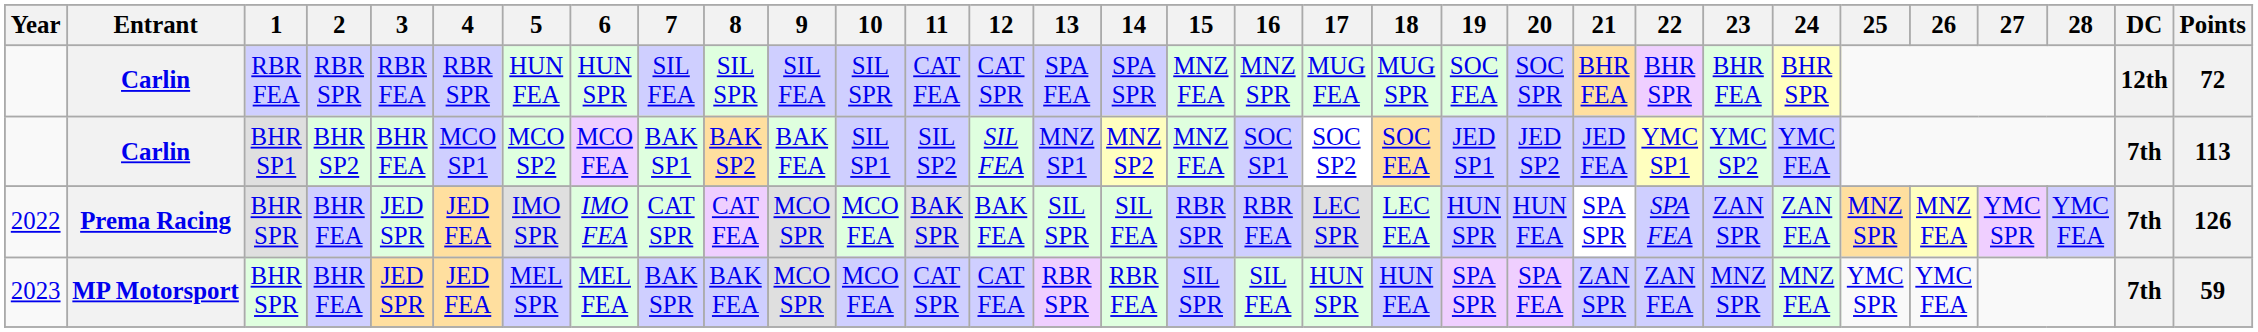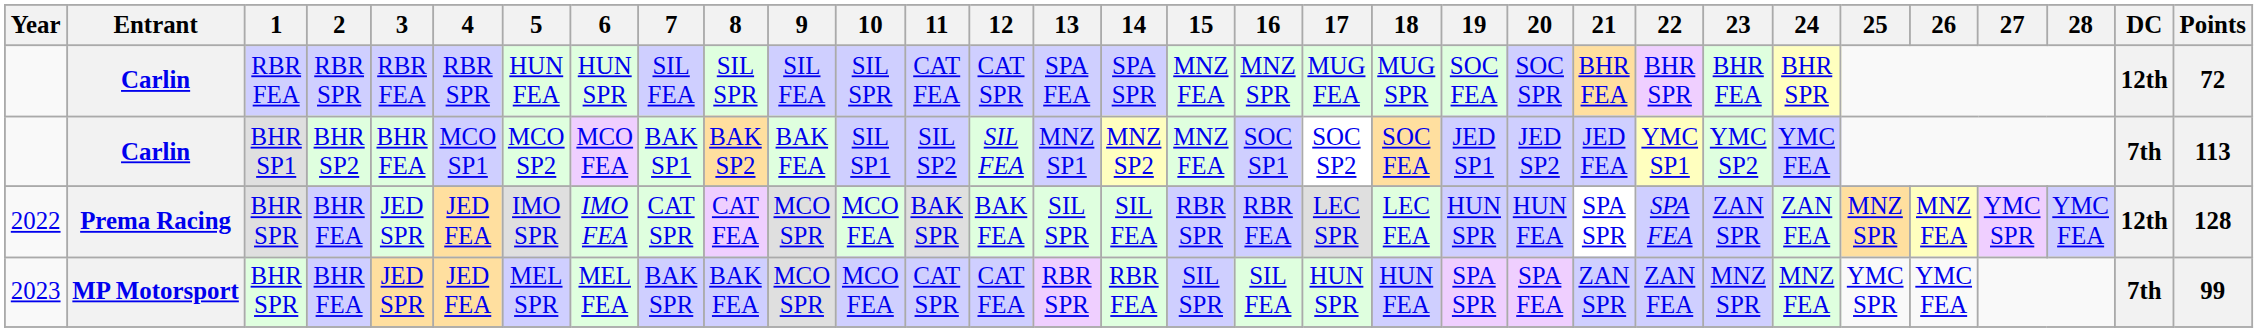(2144, 221) 7th -> (2144, 221) 12th
(2213, 221) 126 -> (2213, 221) 128
(2213, 291) 59 -> (2213, 291) 99
